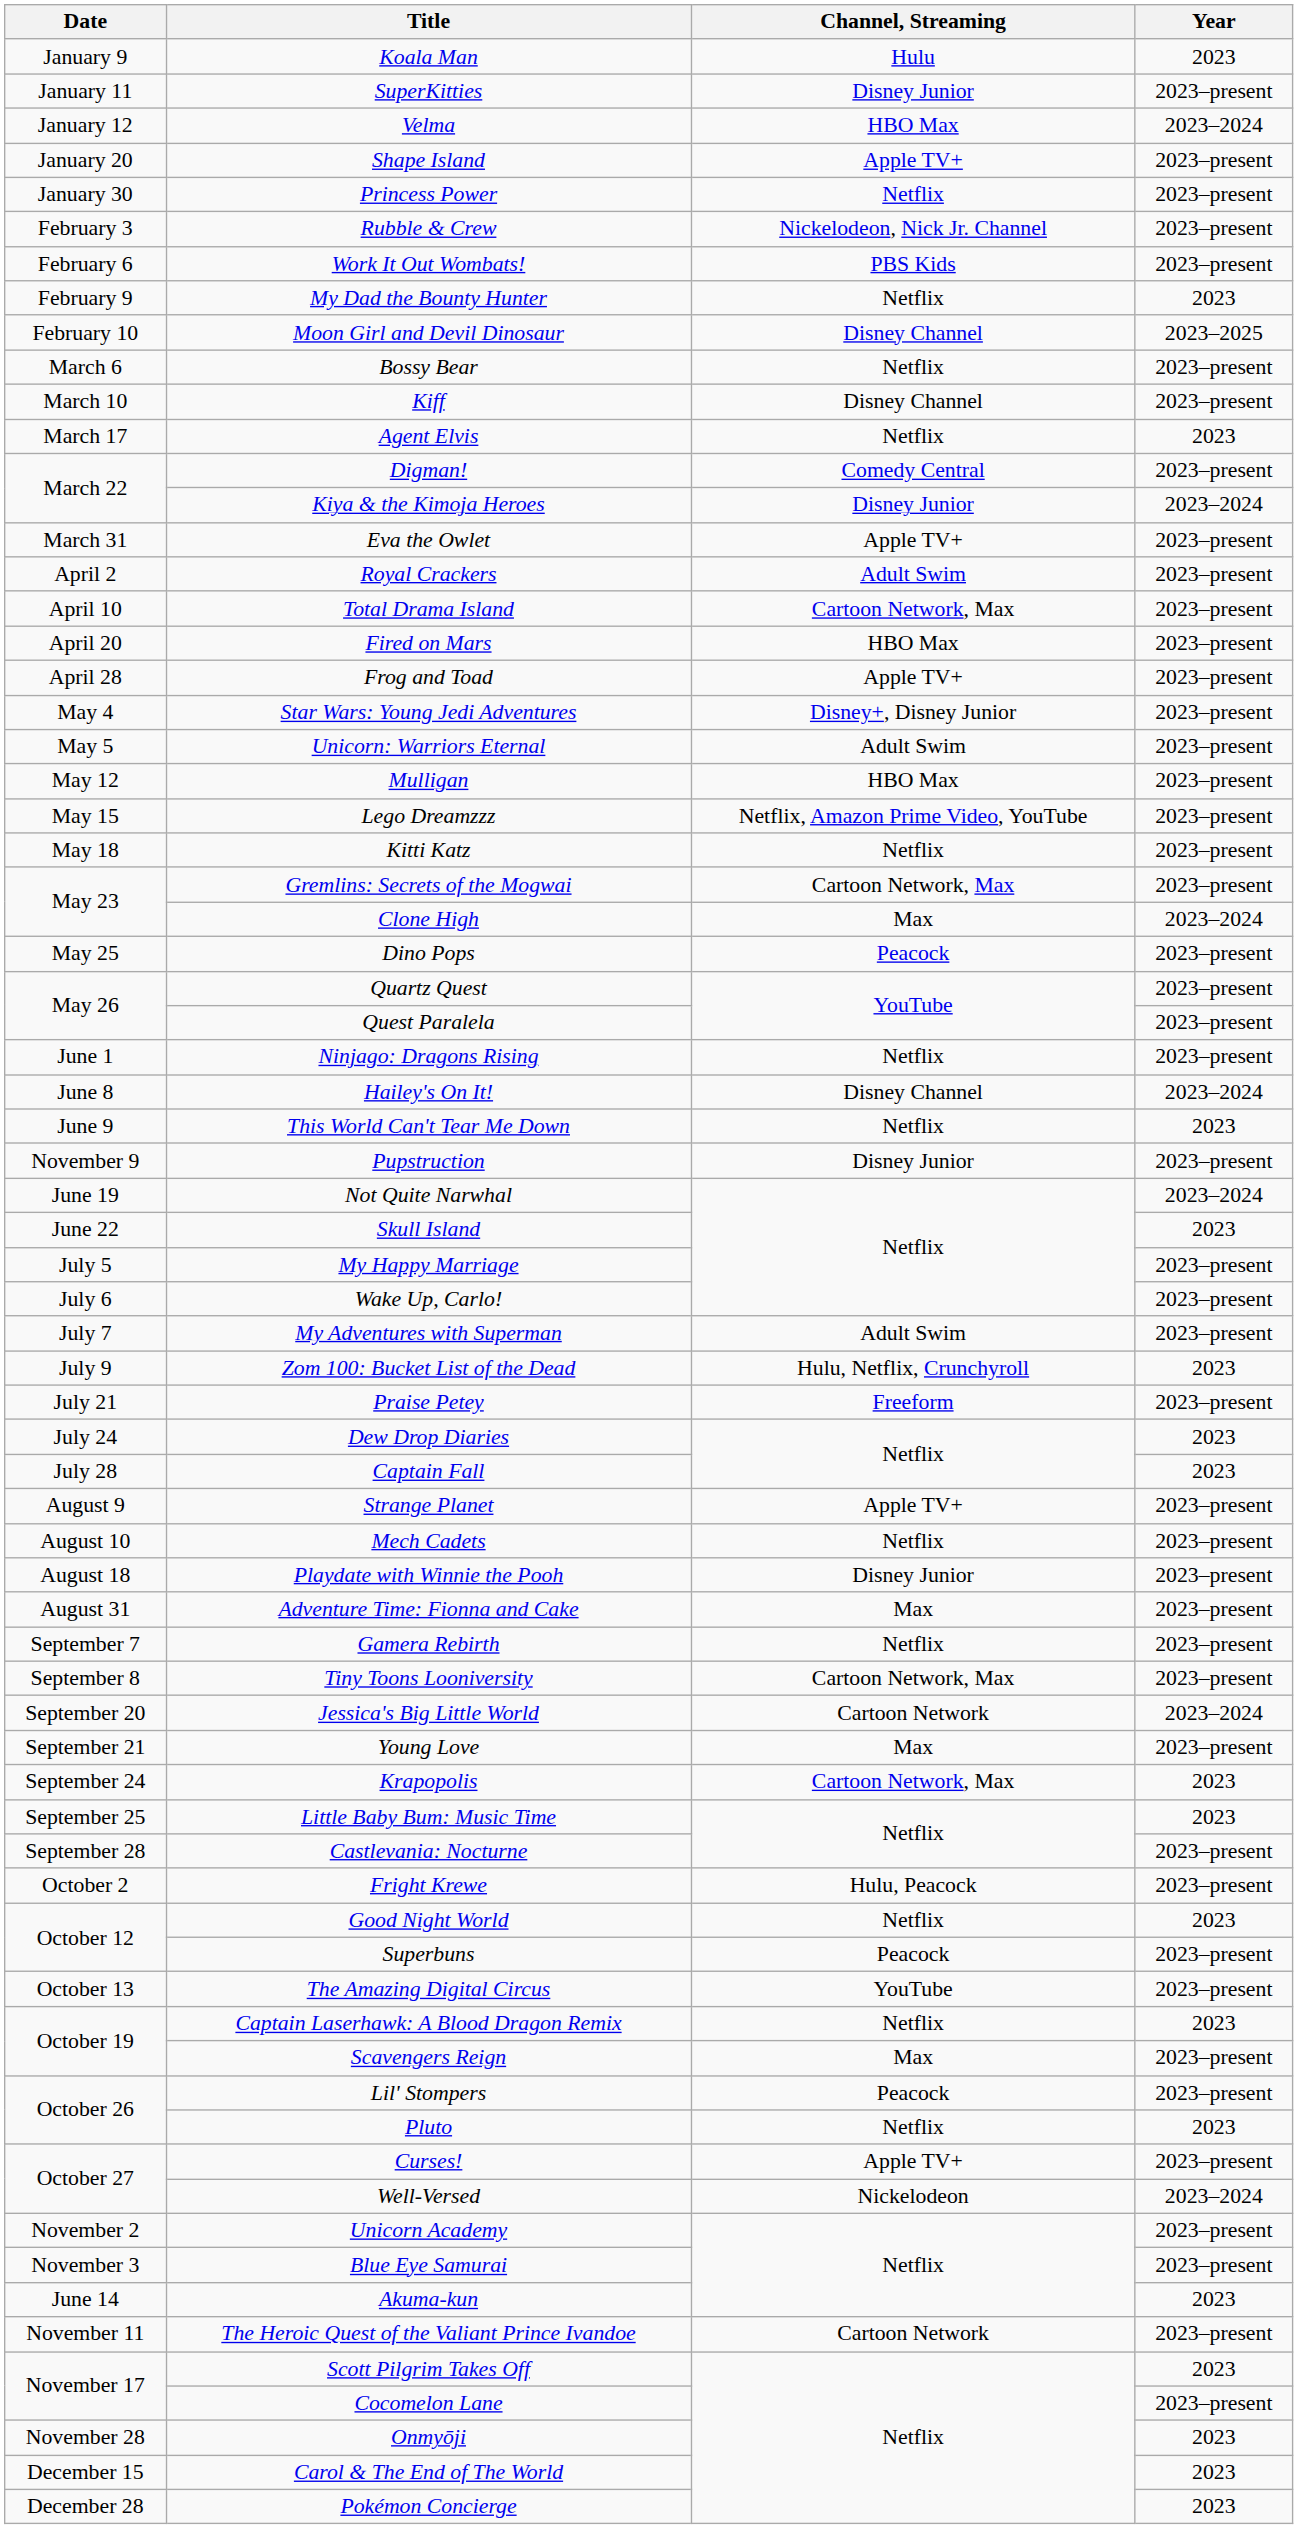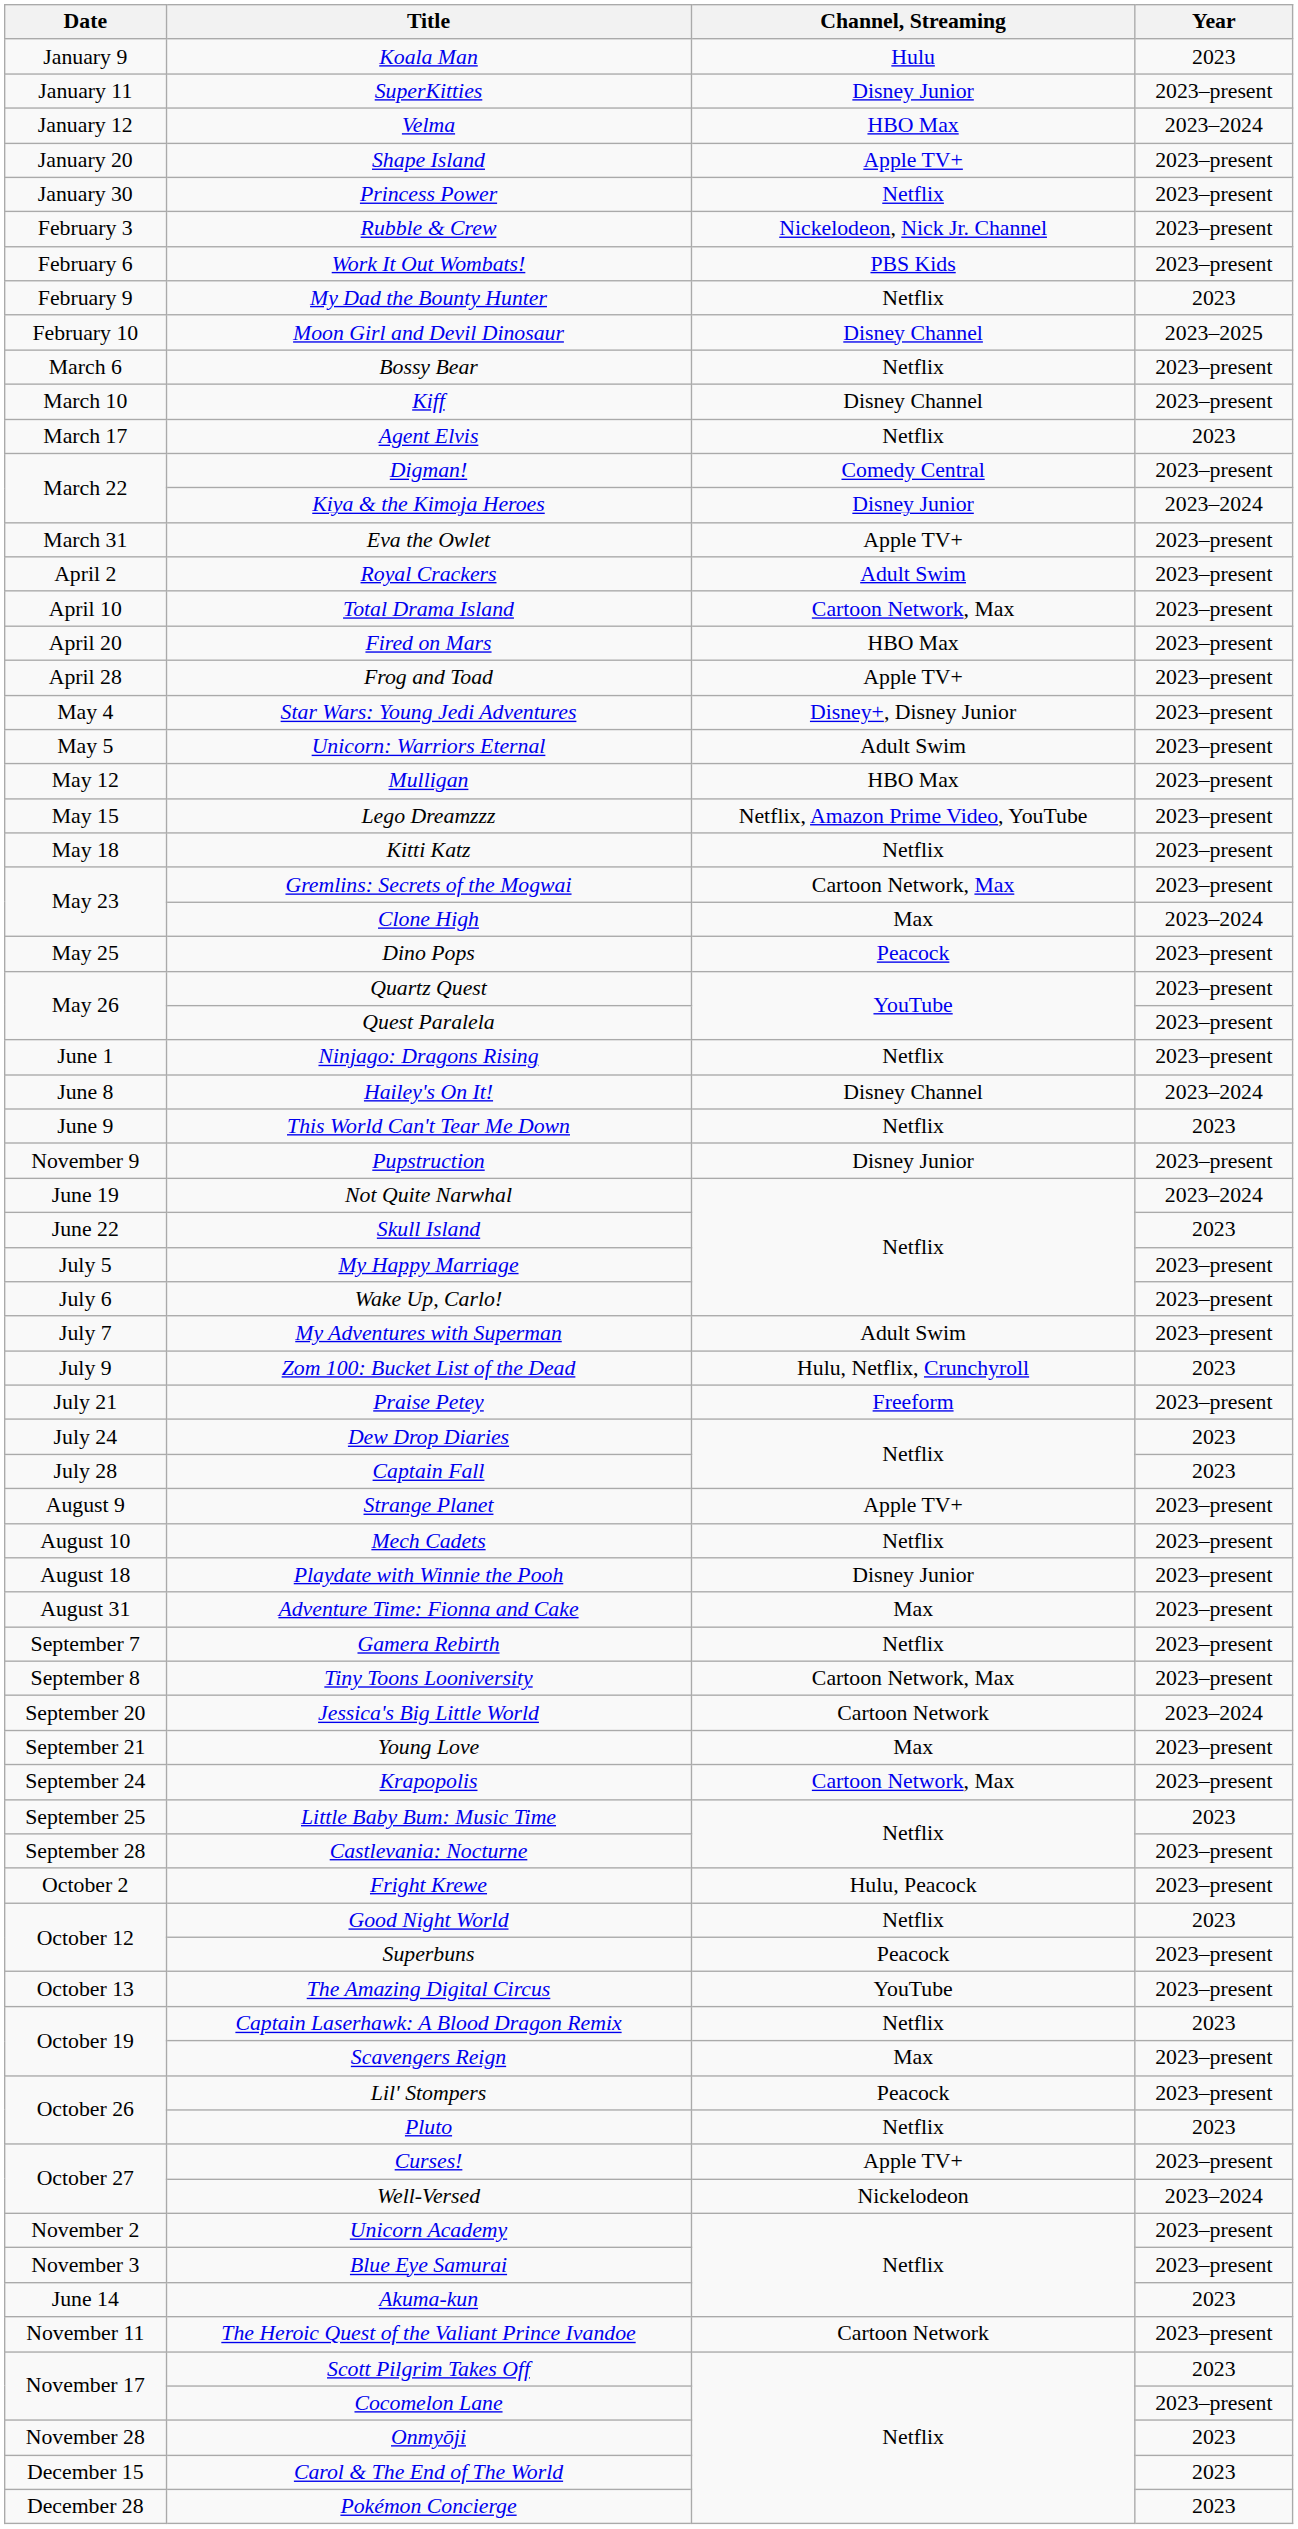(1214, 1781) 2023 -> (1214, 1781) 2023–present
